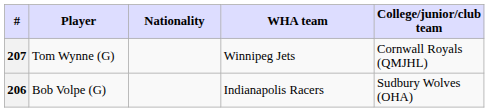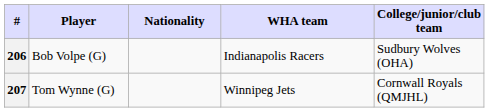rows swapped: (17, 90) <-> (17, 55)
